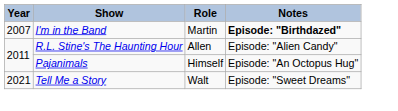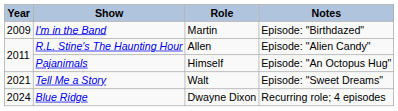(19, 30) 2007 -> (19, 30) 2009
(285, 30) bold -> (313, 30) normal
+ row: (62, 97)
